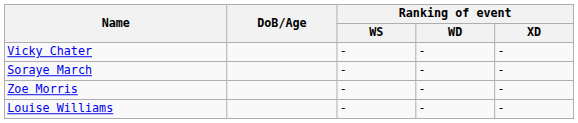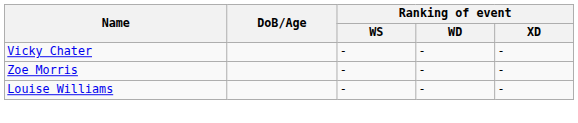- row: (50, 71)
